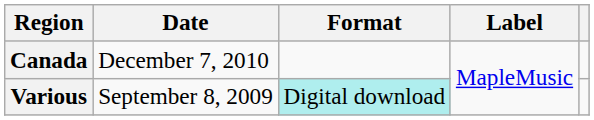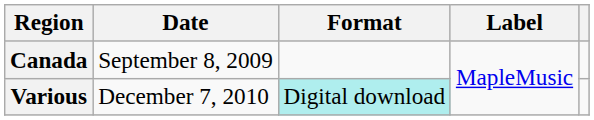(183, 59) December 7, 2010 -> (185, 59) September 8, 2009
(185, 96) September 8, 2009 -> (183, 96) December 7, 2010
